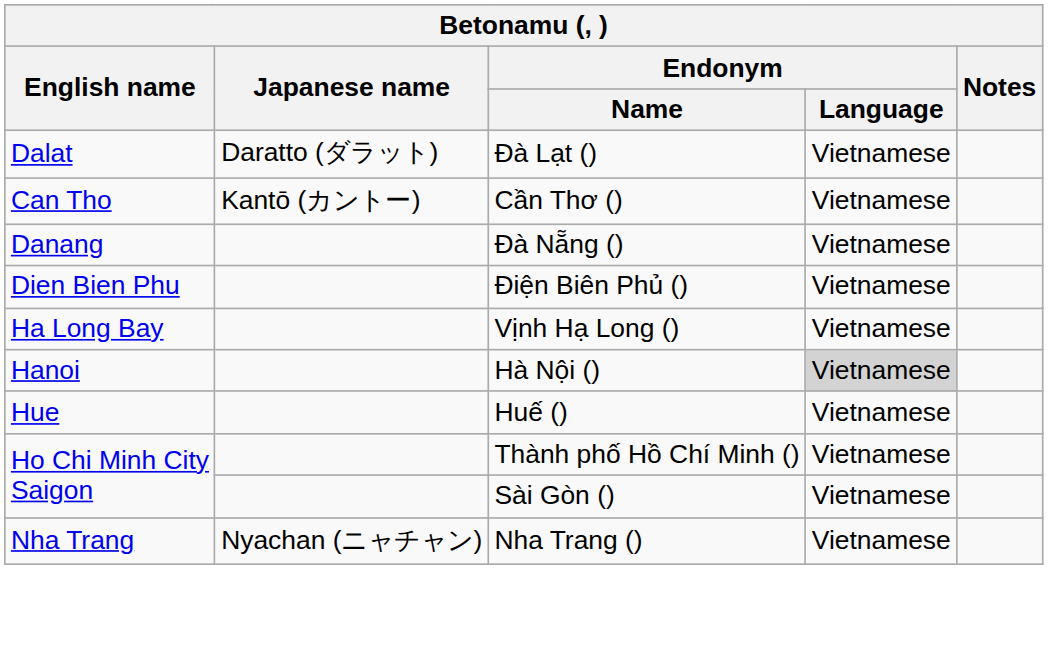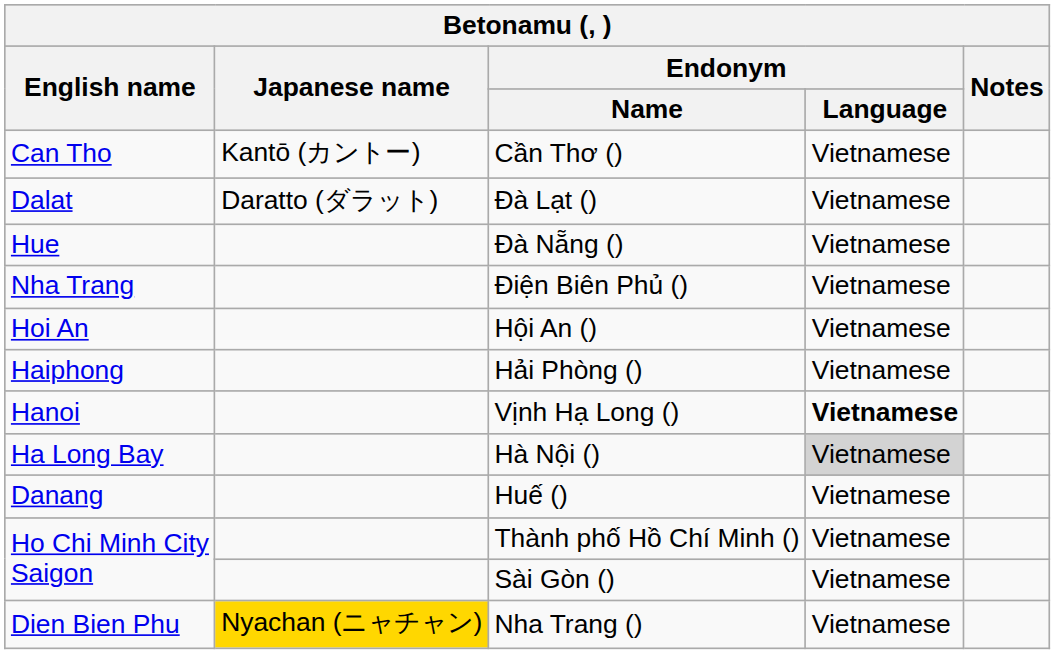rows swapped: (559, 200) <-> (546, 153)
(57, 244) Danang -> (35, 244) Hue
(95, 286) Dien Bien Phu -> (73, 286) Nha Trang
+ row: (546, 328)
+ row: (569, 370)
(87, 328) Ha Long Bay -> (45, 412) Hanoi
(881, 328) normal -> (885, 412) bold
(45, 370) Hanoi -> (87, 454) Ha Long Bay
(35, 412) Hue -> (57, 495) Danang
(73, 540) Nha Trang -> (95, 623) Dien Bien Phu
(352, 539) no background -> (352, 623) gold background
